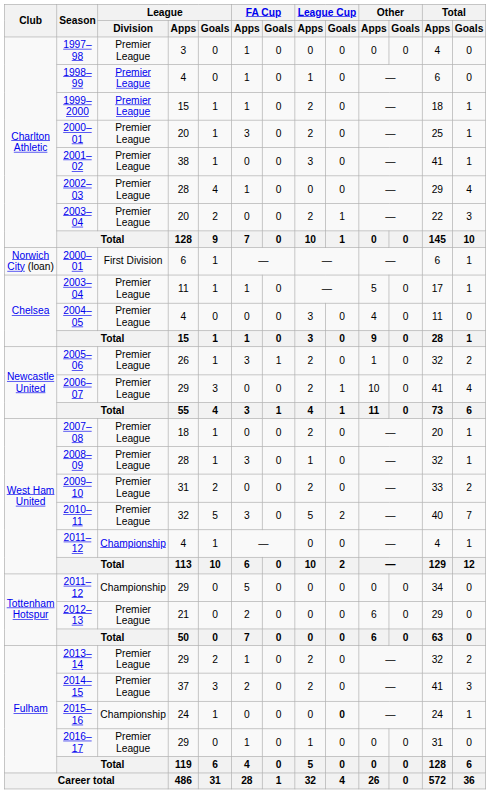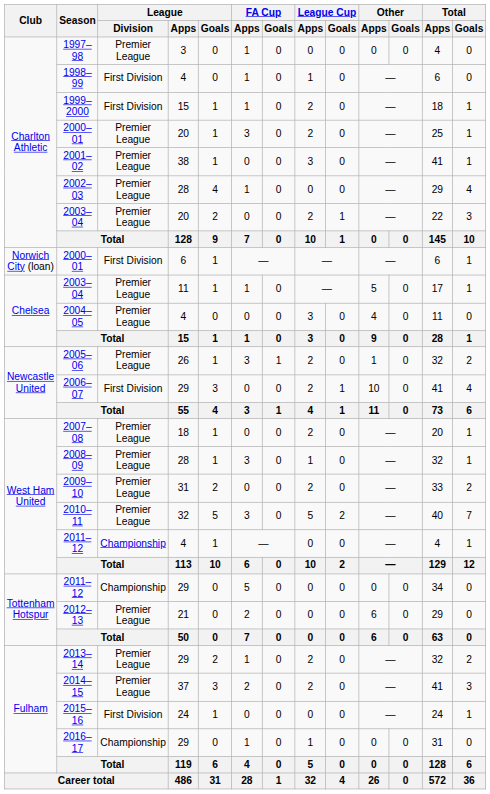(133, 78) Premier League -> (133, 78) First Division
(133, 106) Premier League -> (133, 106) First Division
(133, 388) Premier League -> (133, 388) First Division
(133, 715) Championship -> (133, 715) First Division
(342, 715) bold -> (342, 715) normal
(133, 742) Premier League -> (133, 742) Championship
